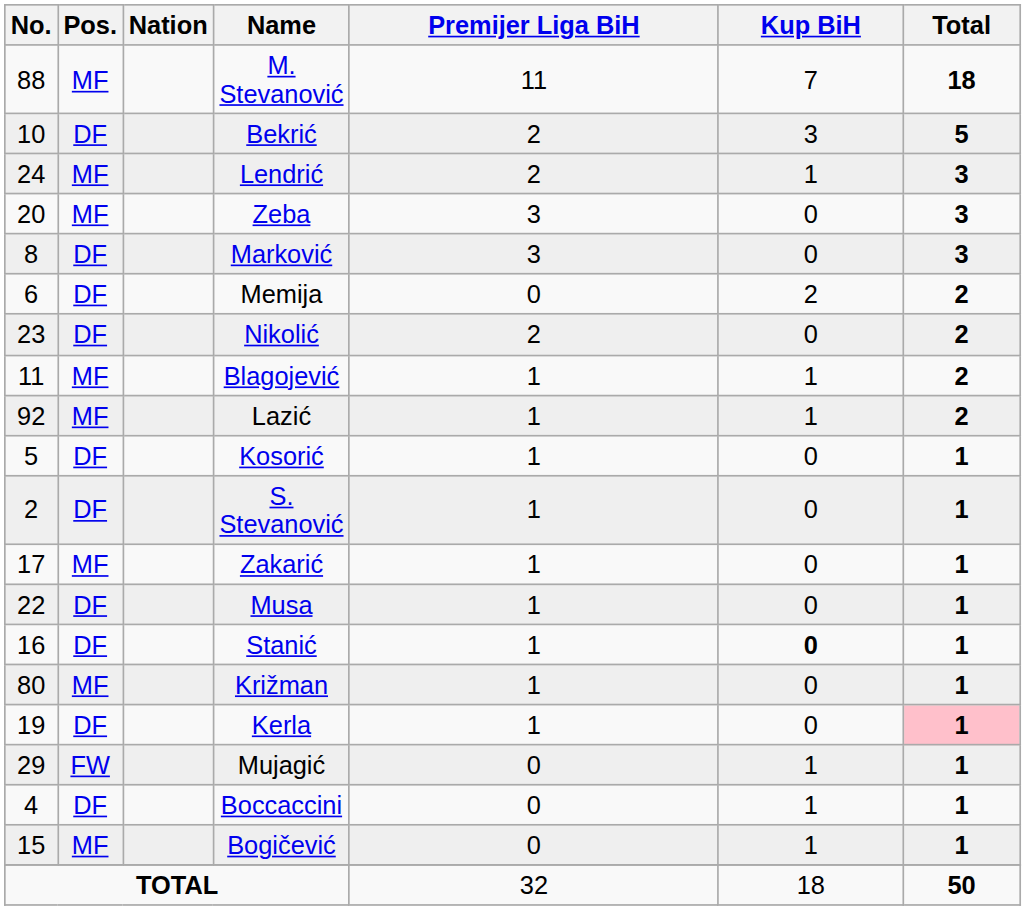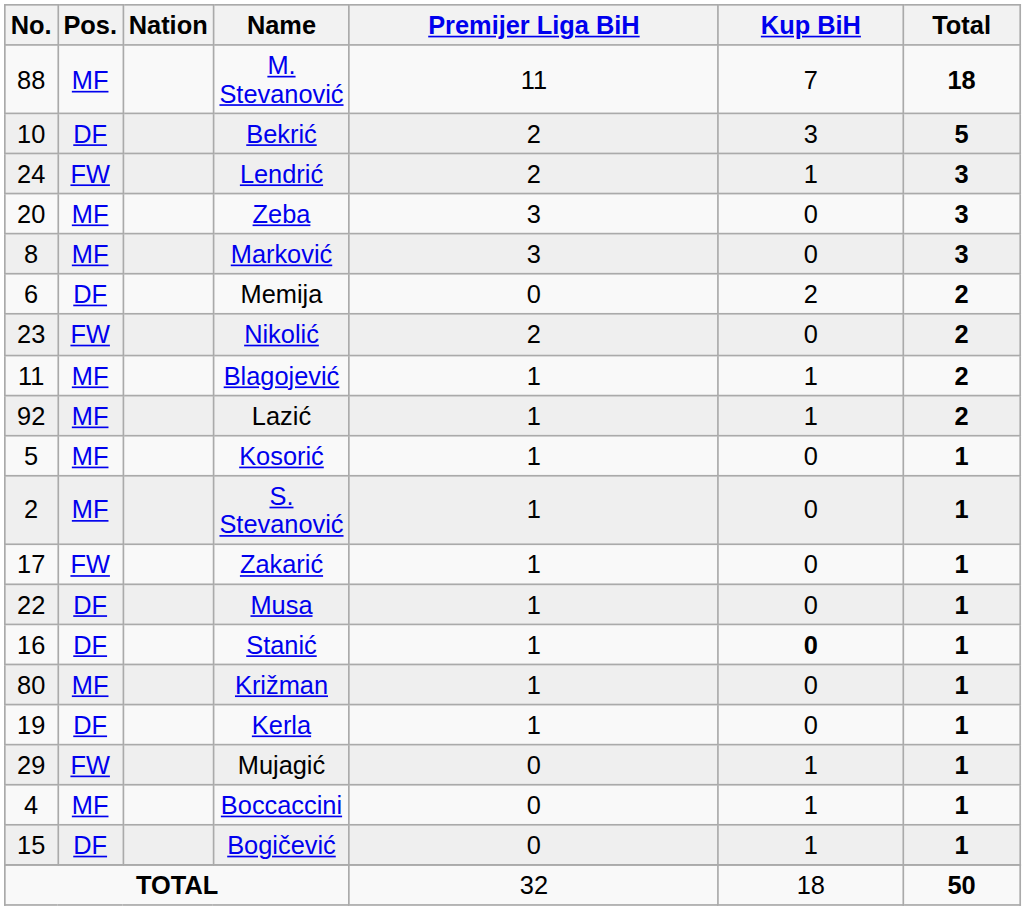(90, 174) MF -> (90, 174) FW
(90, 254) DF -> (90, 254) MF
(90, 335) DF -> (90, 335) FW
(90, 455) DF -> (90, 455) MF
(90, 510) DF -> (90, 510) MF
(90, 564) MF -> (90, 564) FW
(962, 725) pink background -> (962, 725) no background
(90, 805) DF -> (90, 805) MF
(90, 845) MF -> (90, 845) DF
